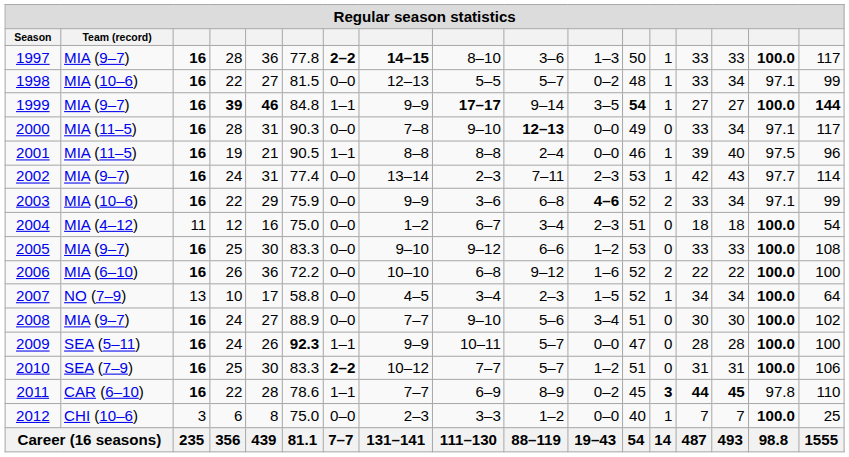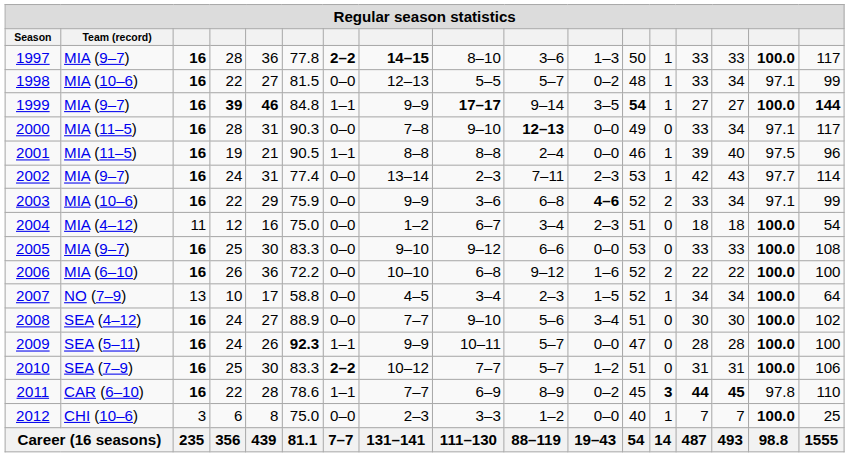(606, 248) 1–2 -> (606, 248) 0–0
(97, 320) MIA (9–7) -> (103, 320) SEA (4–12)
